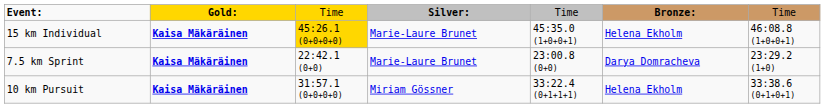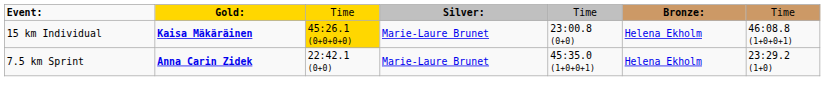(555, 34) 45:35.0 (1+0+0+1) -> (571, 34) 23:00.8 (0+0)
(200, 62) Kaisa Mäkäräinen -> (205, 62) Anna Carin Zidek
(554, 62) 23:00.8 (0+0) -> (573, 62) 45:35.0 (1+0+0+1)
(652, 62) Darya Domracheva -> (663, 62) Helena Ekholm
- row: (45, 89)
